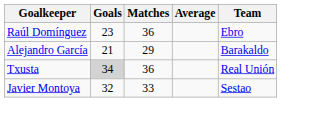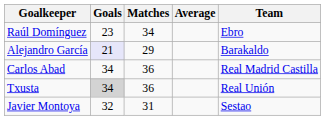(148, 32) 36 -> (148, 32) 34
(107, 50) no background -> (107, 50) lavender background
+ row: (36, 69)
(148, 87) 33 -> (148, 106) 31
